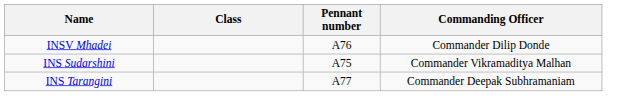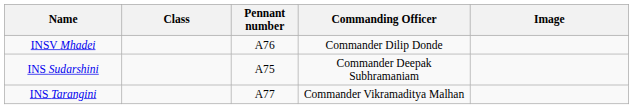+ column: (549, 20)
(491, 63) Commander Vikramaditya Malhan -> (384, 69) Commander Deepak Subhramaniam
(491, 81) Commander Deepak Subhramaniam -> (384, 94) Commander Vikramaditya Malhan
